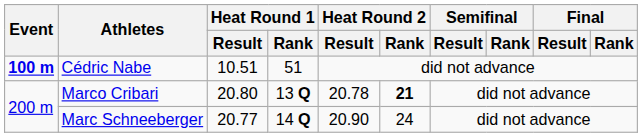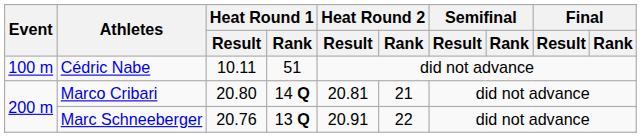(31, 69) bold -> (31, 69) normal
(237, 69) 10.51 -> (237, 69) 10.11
(293, 94) 13 Q -> (292, 94) 14 Q
(349, 94) 20.78 -> (348, 94) 20.81
(405, 94) bold -> (404, 94) normal
(237, 120) 20.77 -> (237, 120) 20.76
(293, 120) 14 Q -> (292, 120) 13 Q
(349, 120) 20.90 -> (348, 120) 20.91
(405, 120) 24 -> (404, 120) 22
